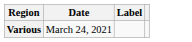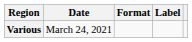+ column: (134, 12)
